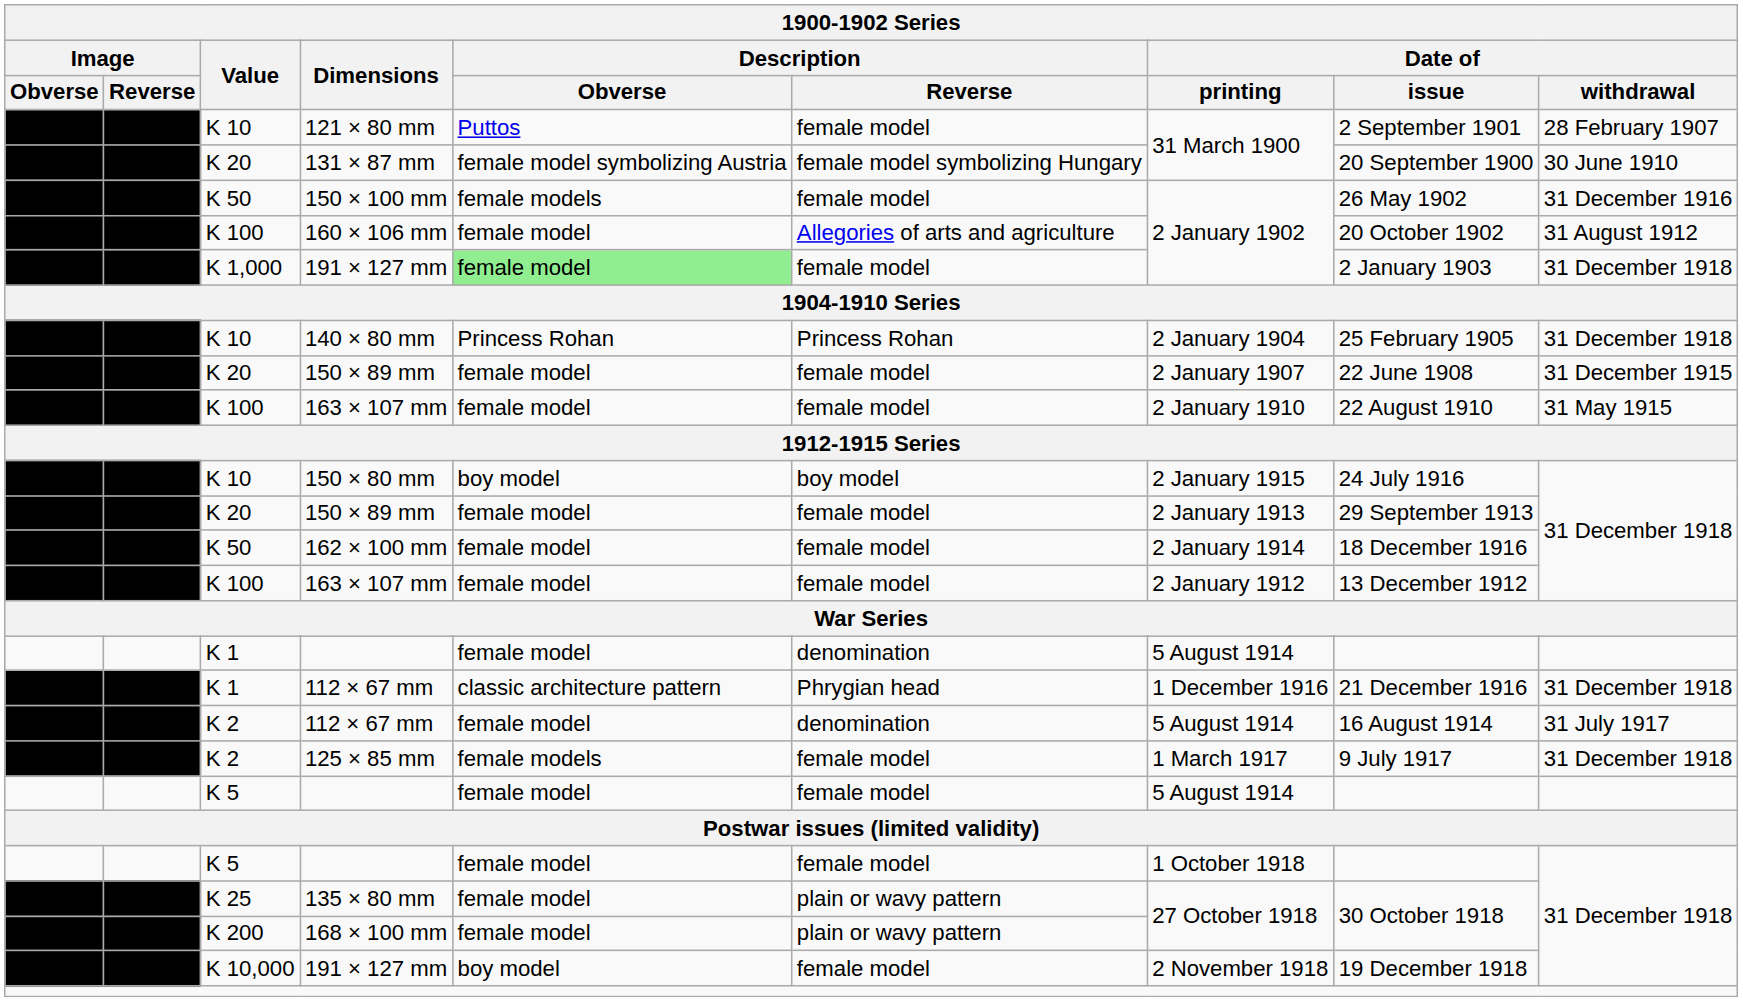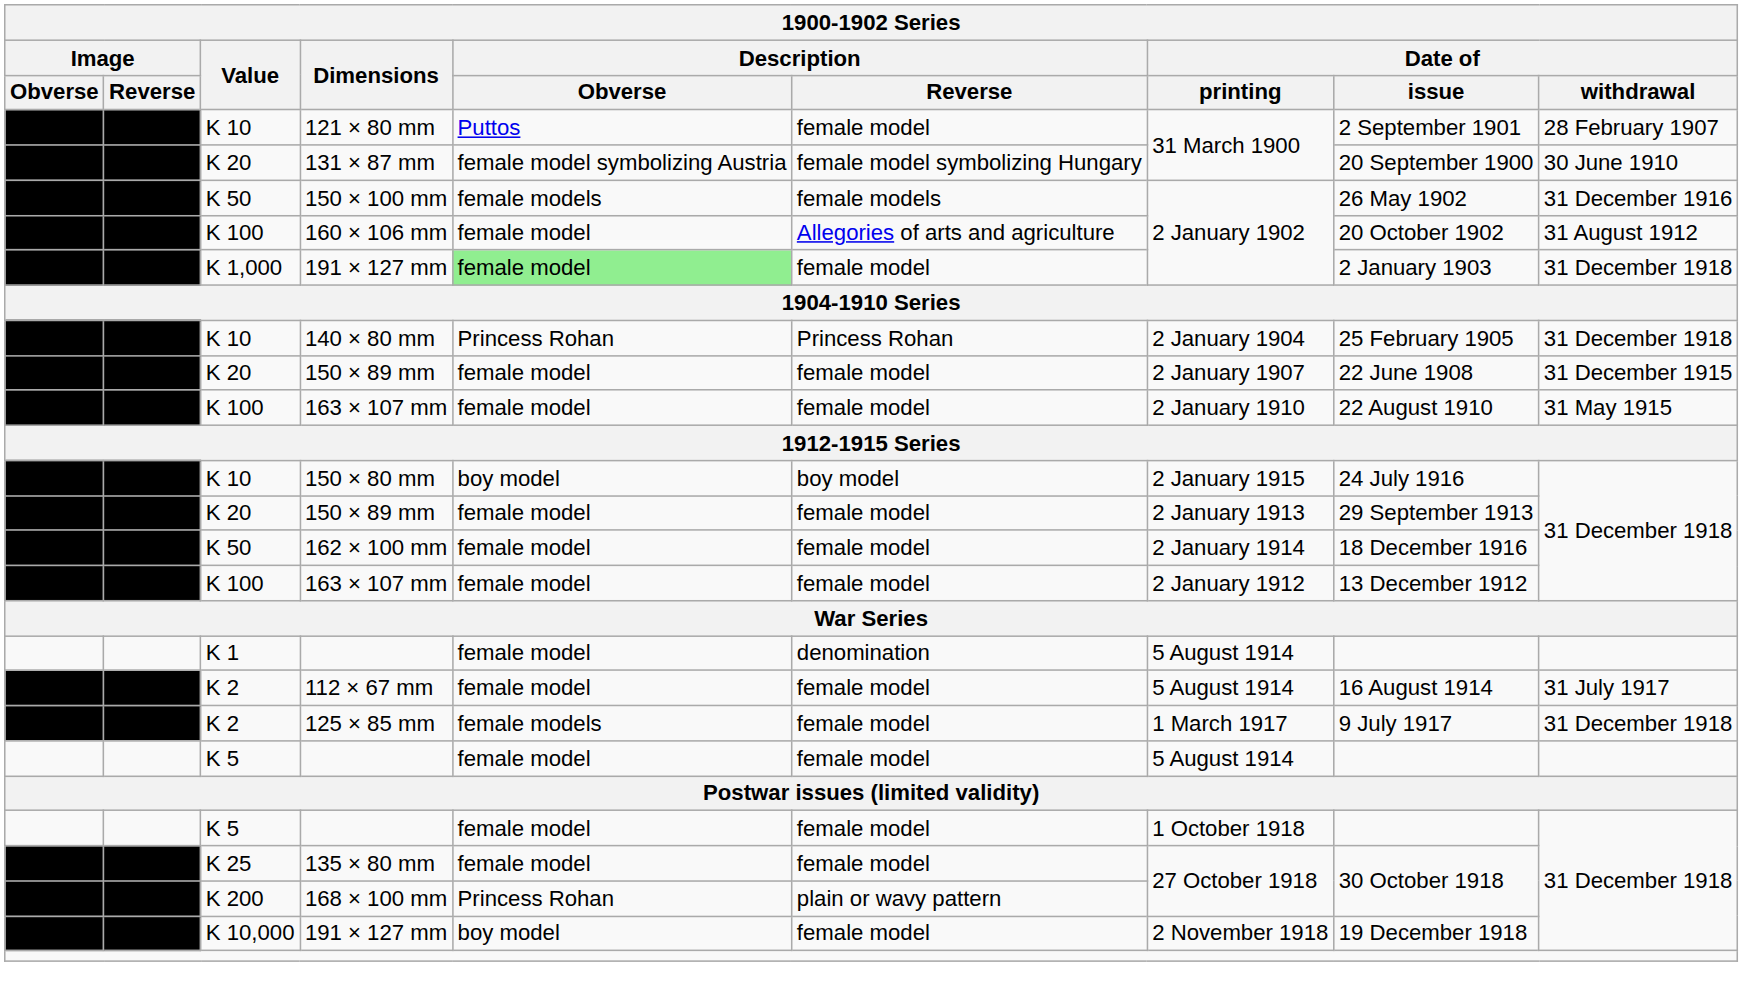(863, 198) female model -> (869, 198) female models
- row: (222, 688)
(863, 723) denomination -> (863, 688) female model
(899, 899) plain or wavy pattern -> (863, 864) female model
(524, 934) female model -> (536, 899) Princess Rohan
